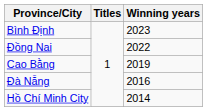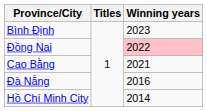(138, 47) no background -> (138, 47) pink background
(138, 64) 2019 -> (138, 64) 2021
